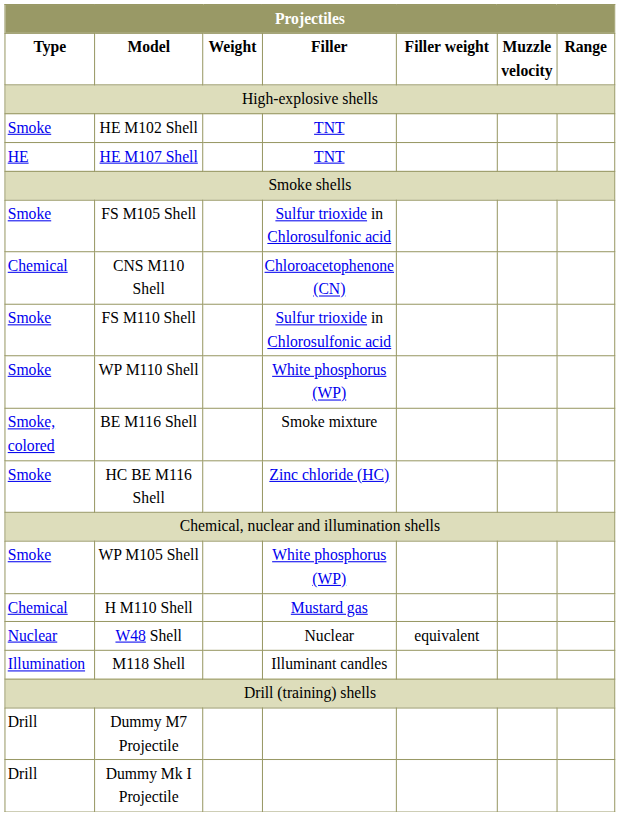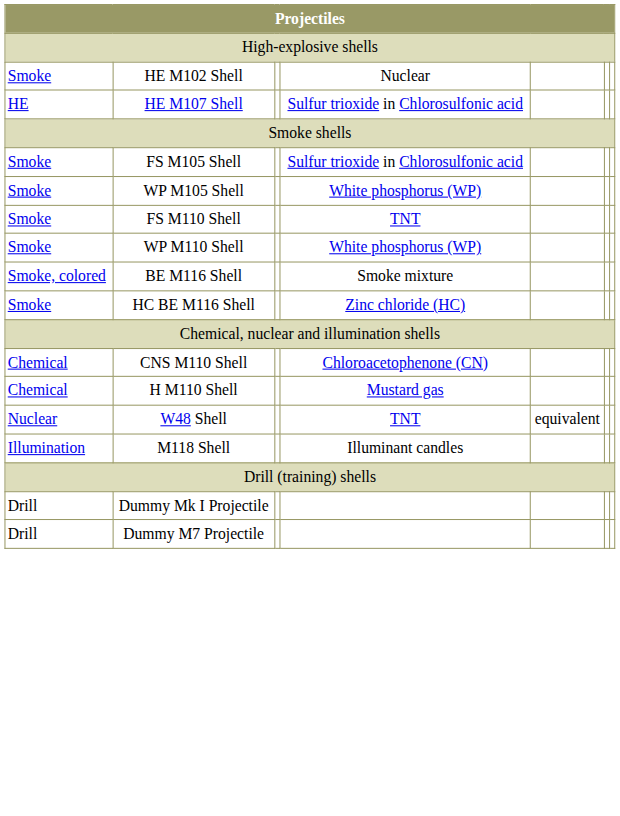- row: (149, 47)
(329, 127) TNT -> (405, 75) Nuclear
(329, 156) TNT -> (405, 104) Sulfur trioxide in Chlorosulfonic acid
rows swapped: (149, 554) <-> (149, 277)
(329, 329) Sulfur trioxide in Chlorosulfonic acid -> (405, 218) TNT
(329, 635) Nuclear -> (405, 419) TNT
rows swapped: (149, 785) <-> (149, 733)
